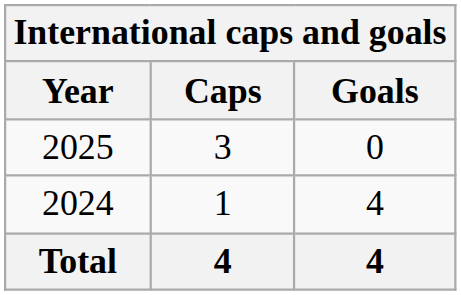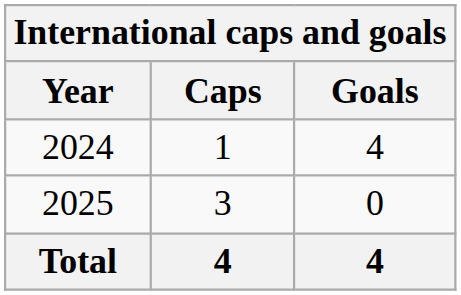rows swapped: (78, 203) <-> (78, 146)
